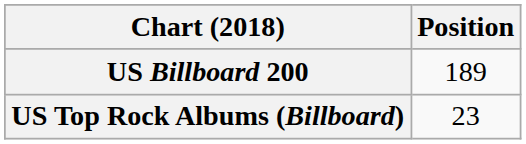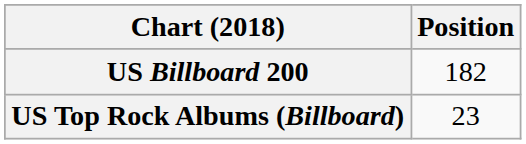(466, 71) 189 -> (466, 71) 182
